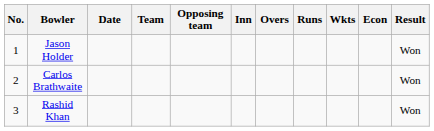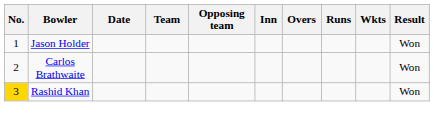- column: (375, 19)
(16, 110) no background -> (16, 91) gold background
